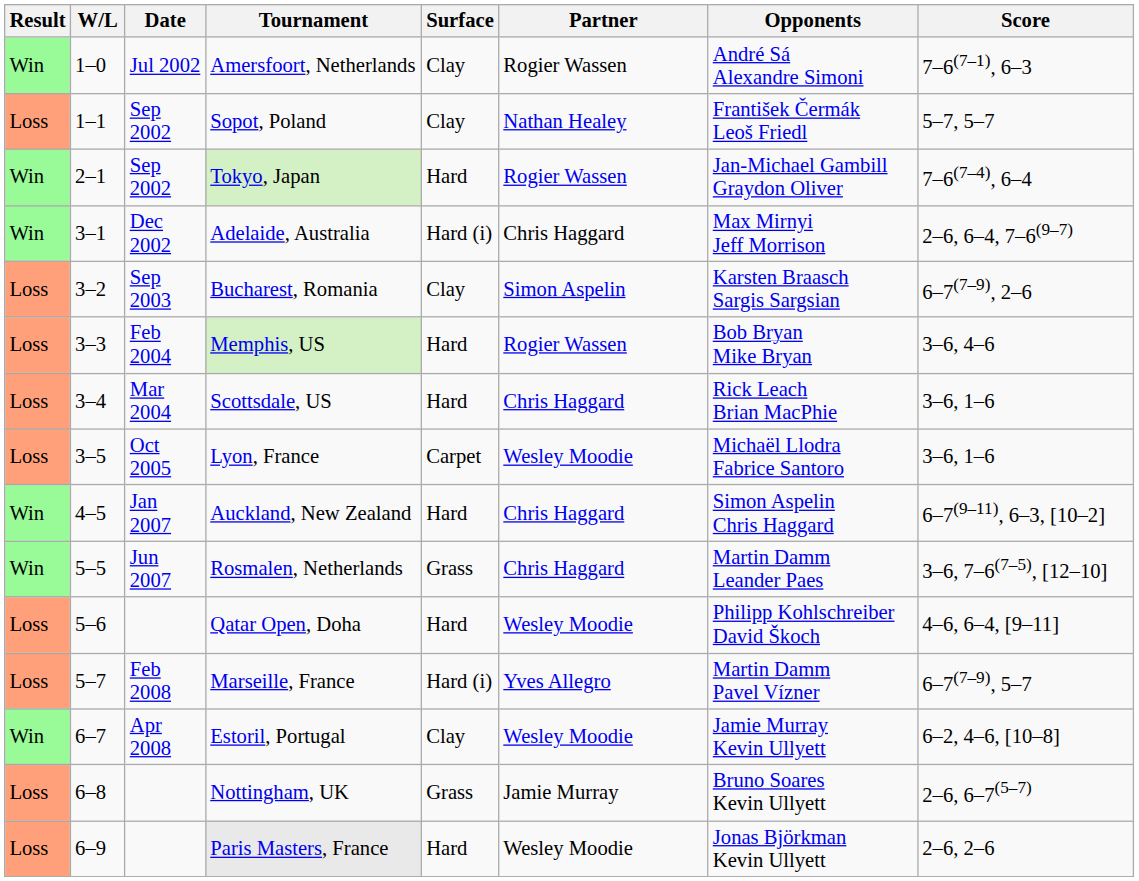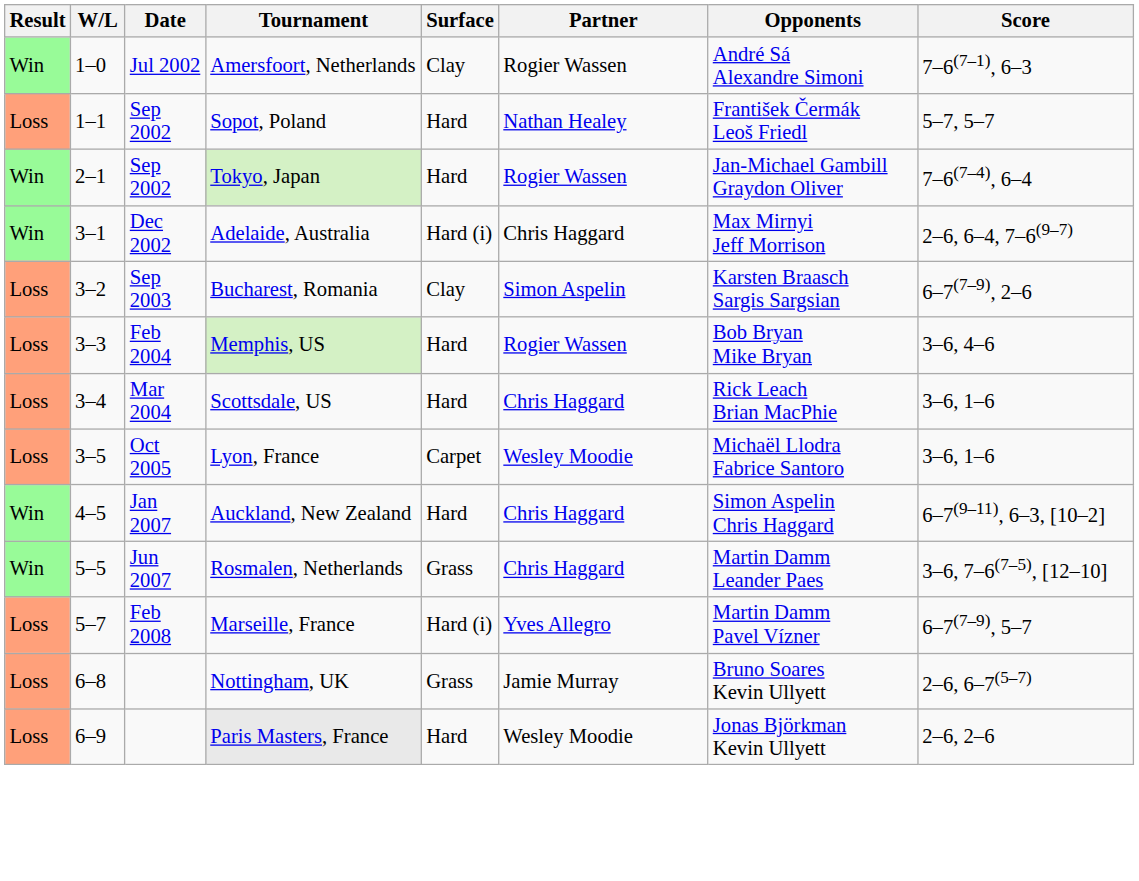(446, 121) Clay -> (447, 121) Hard
- row: (286, 624)
- row: (278, 736)
